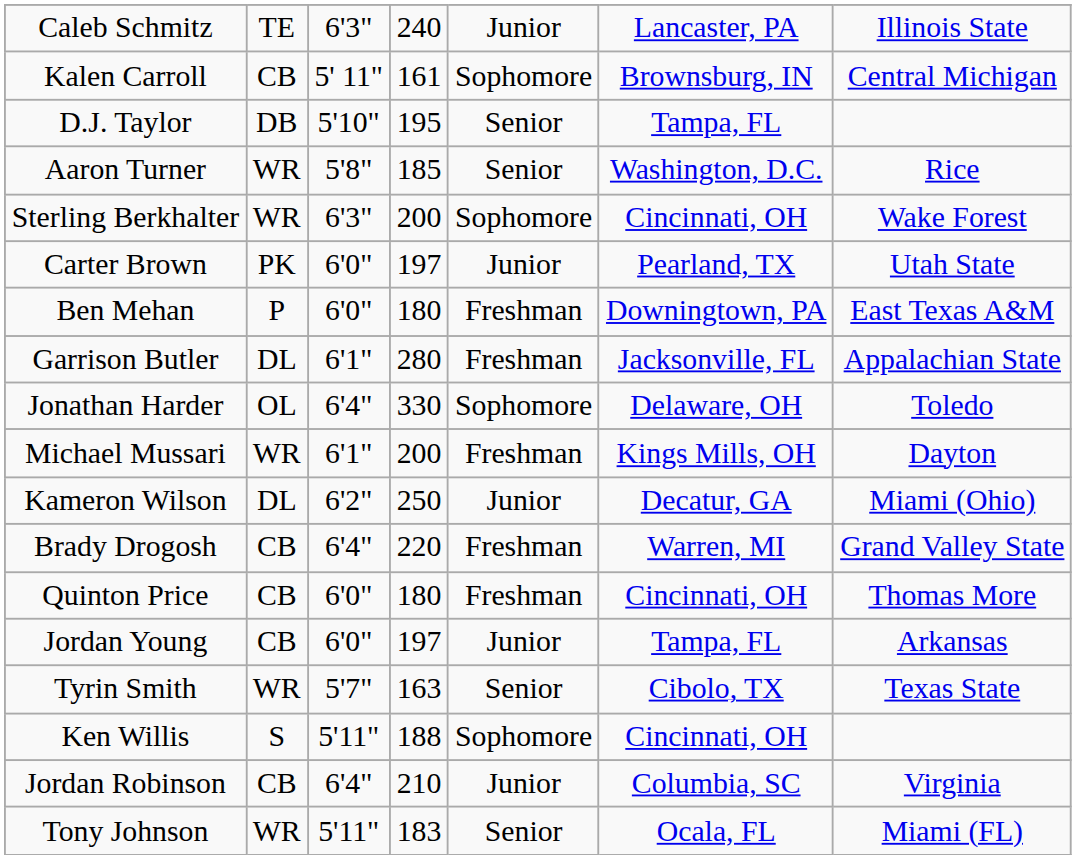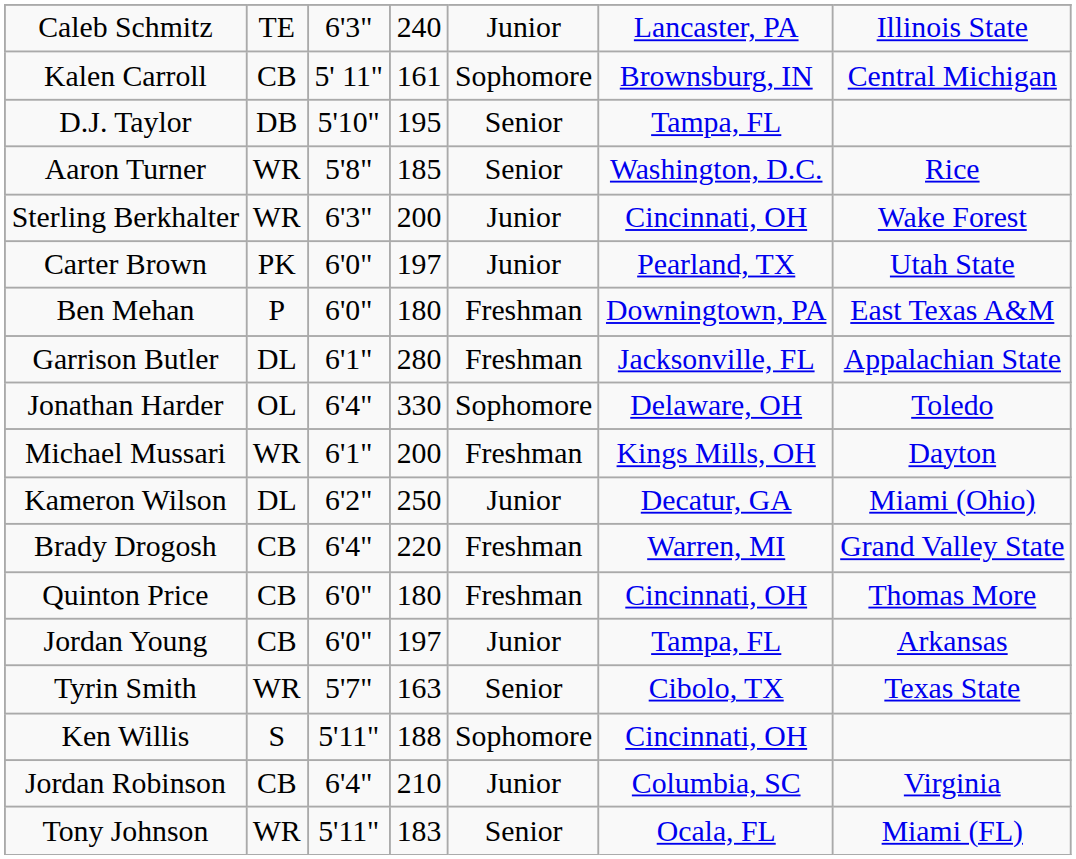(524, 216) Sophomore -> (524, 216) Junior
